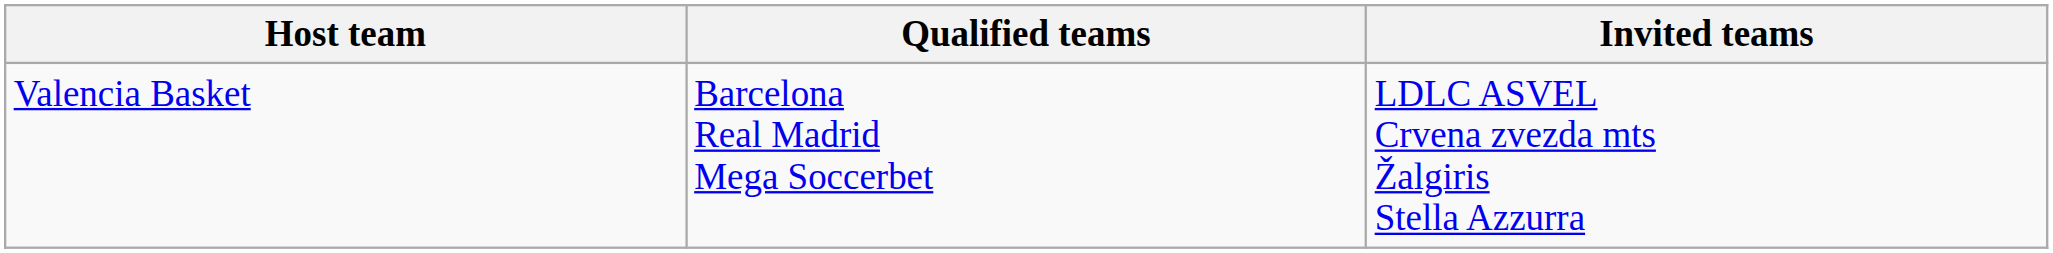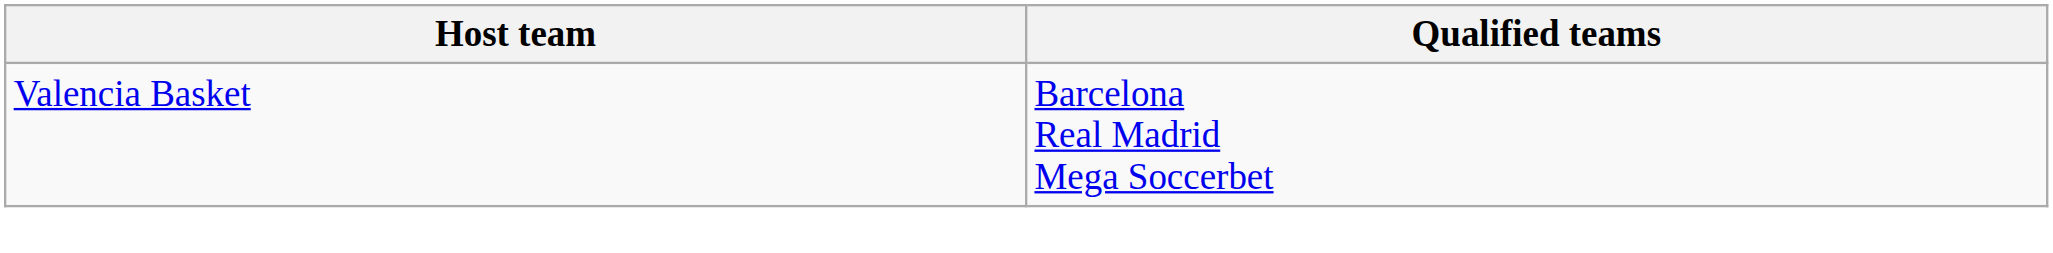- column: (1706, 33)
